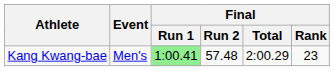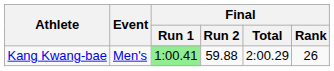(222, 56) 57.48 -> (222, 56) 59.88
(311, 56) 23 -> (311, 56) 26
